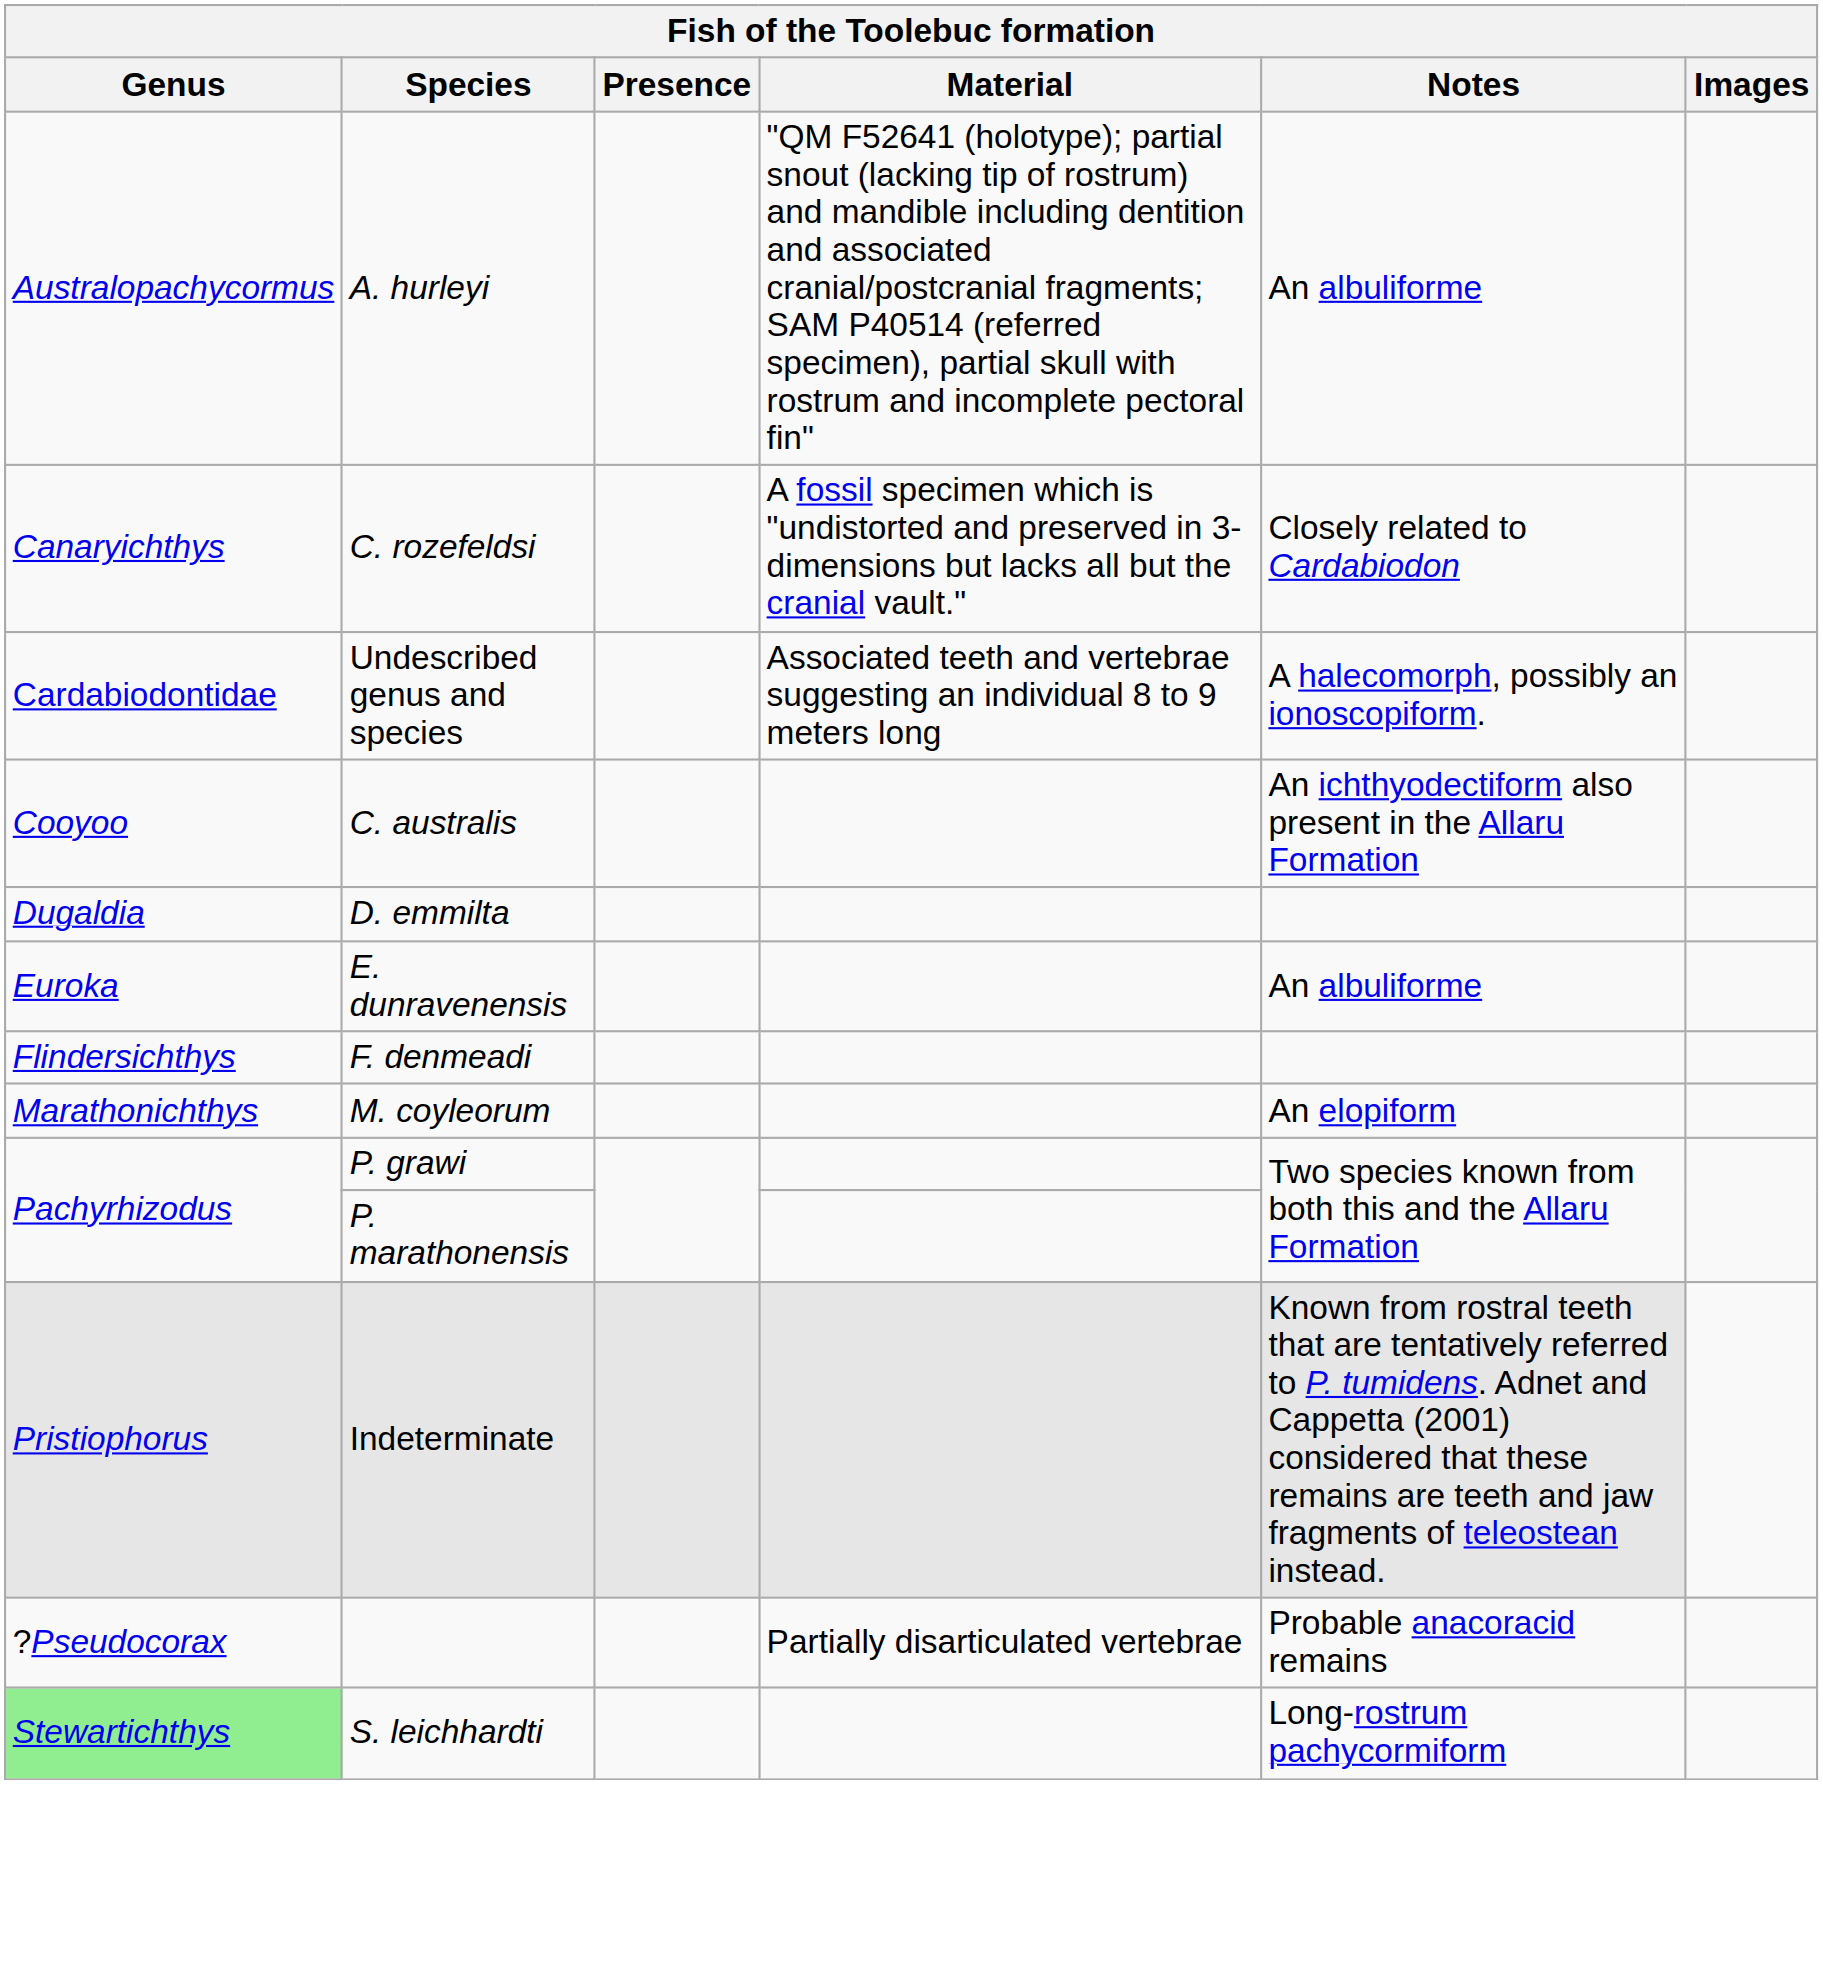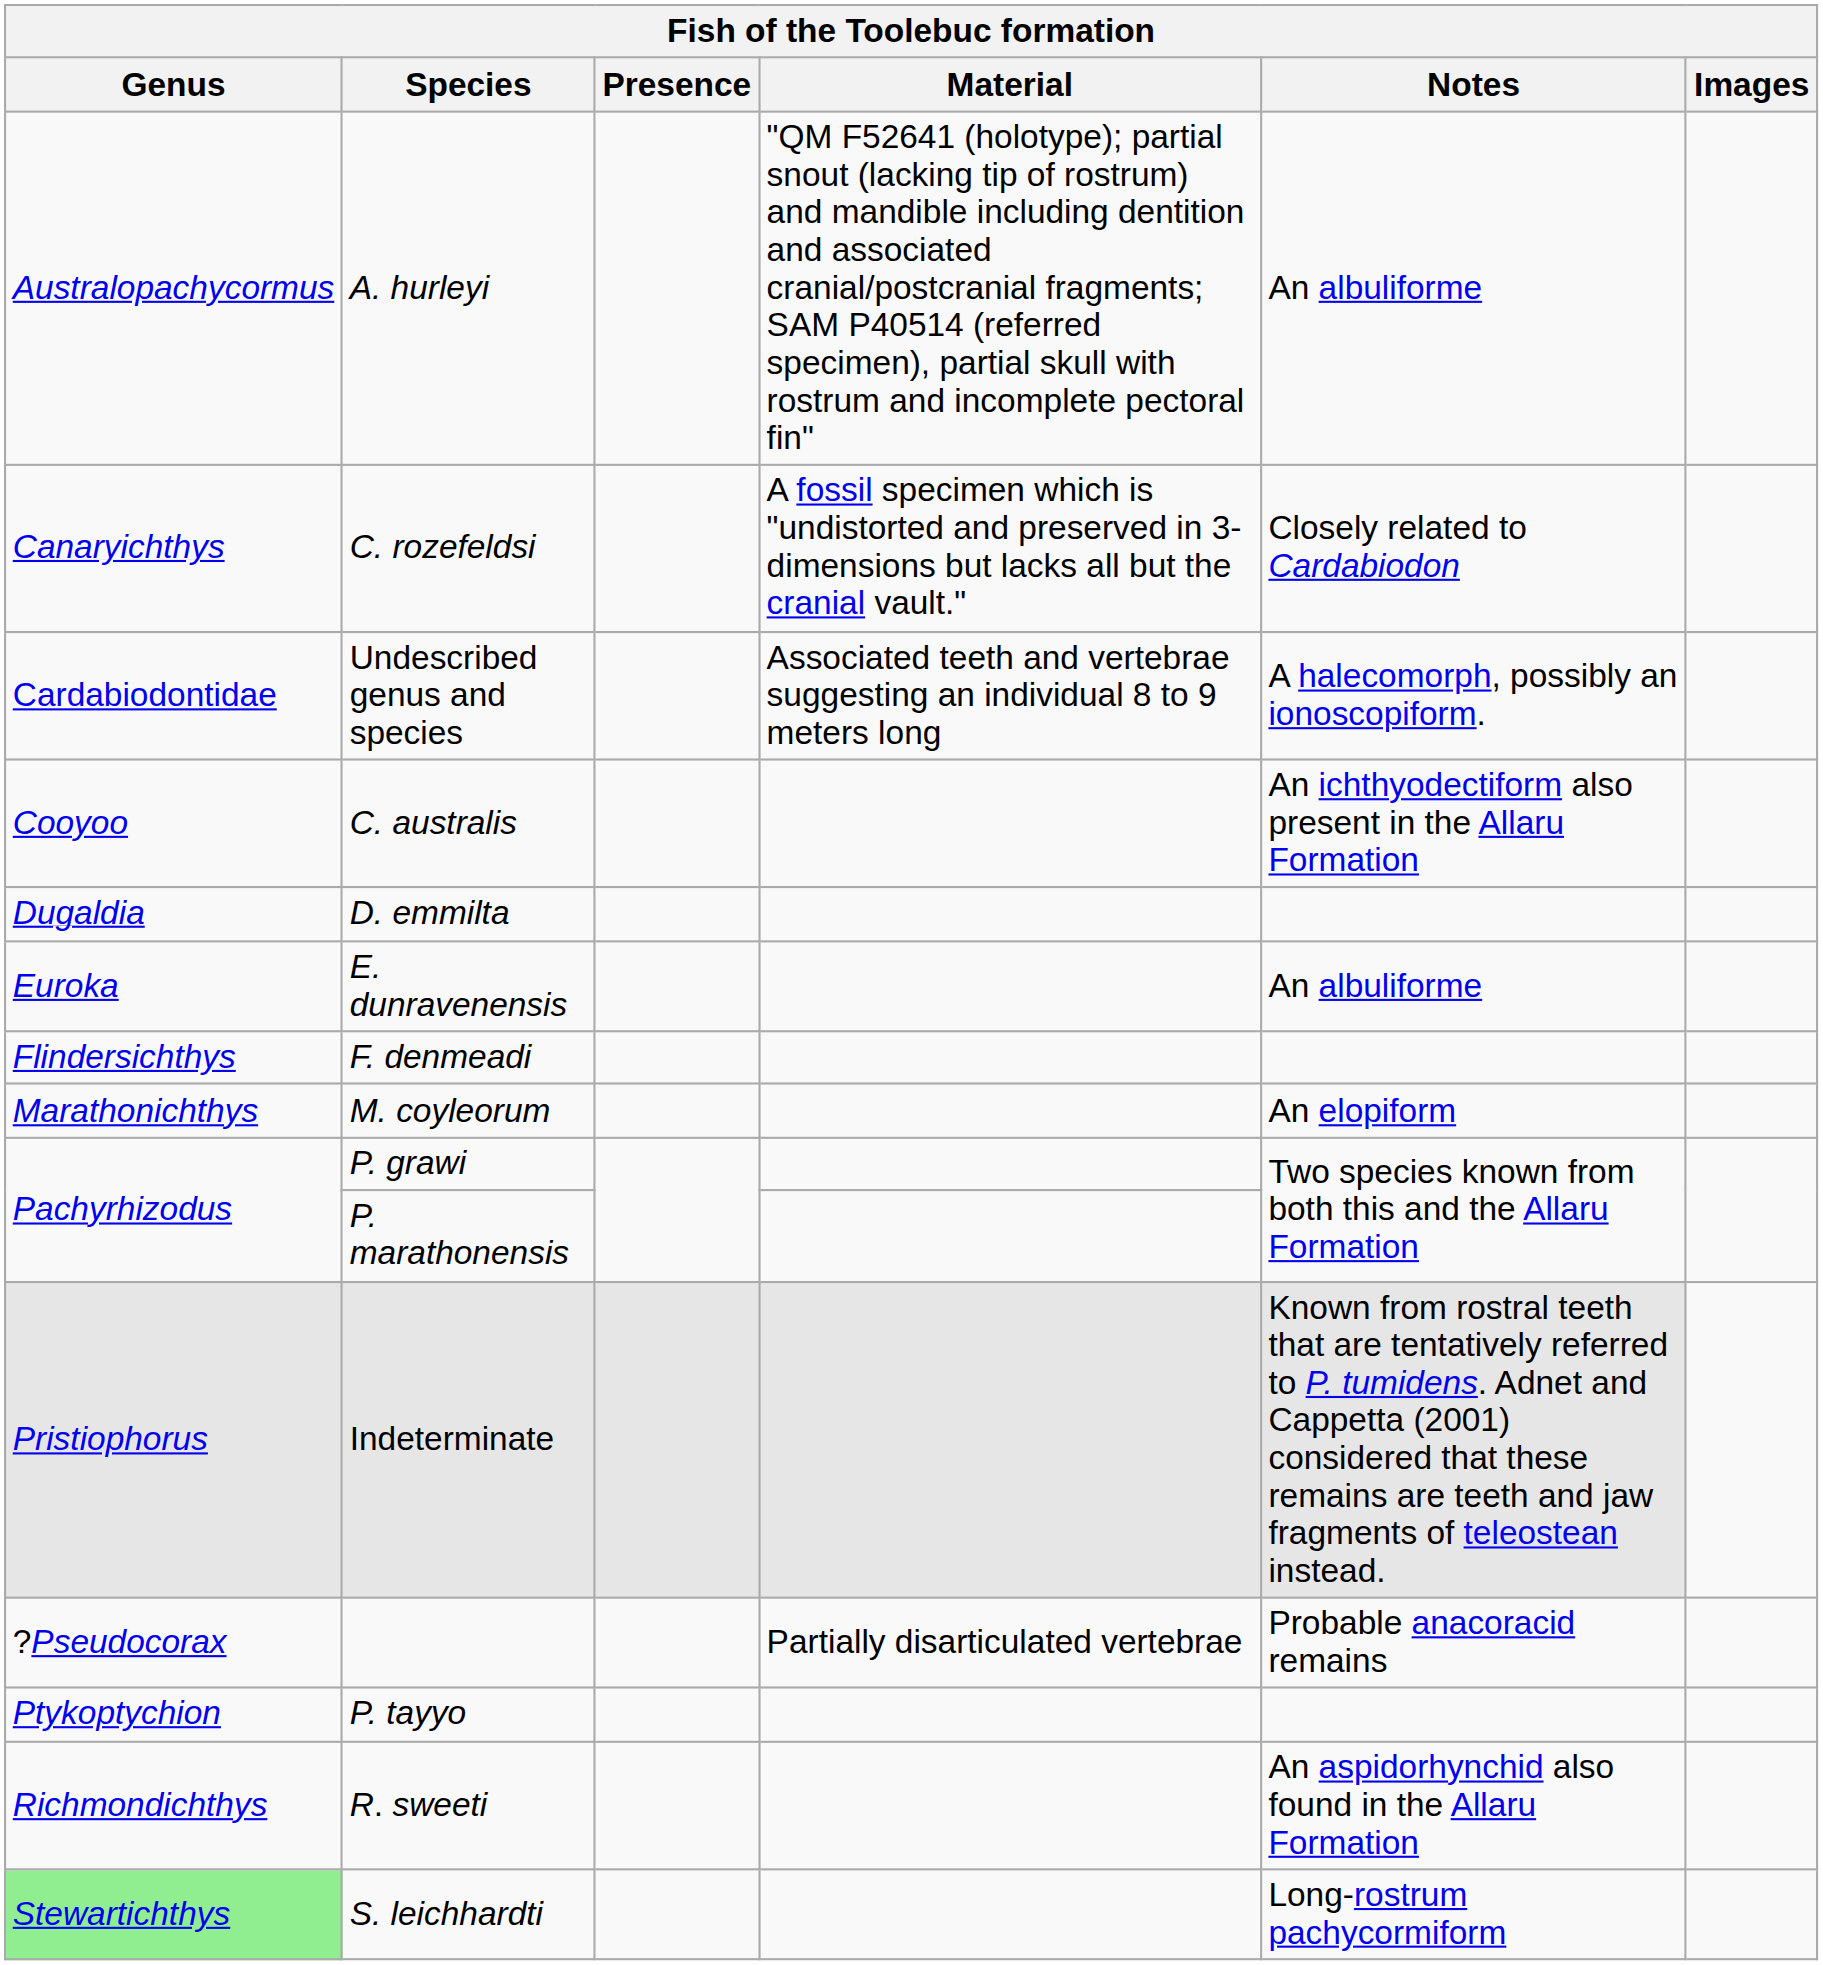+ row: (408, 1713)
+ row: (418, 1804)
